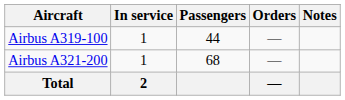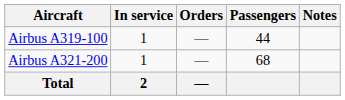columns swapped: (274, 15) <-> (213, 15)
